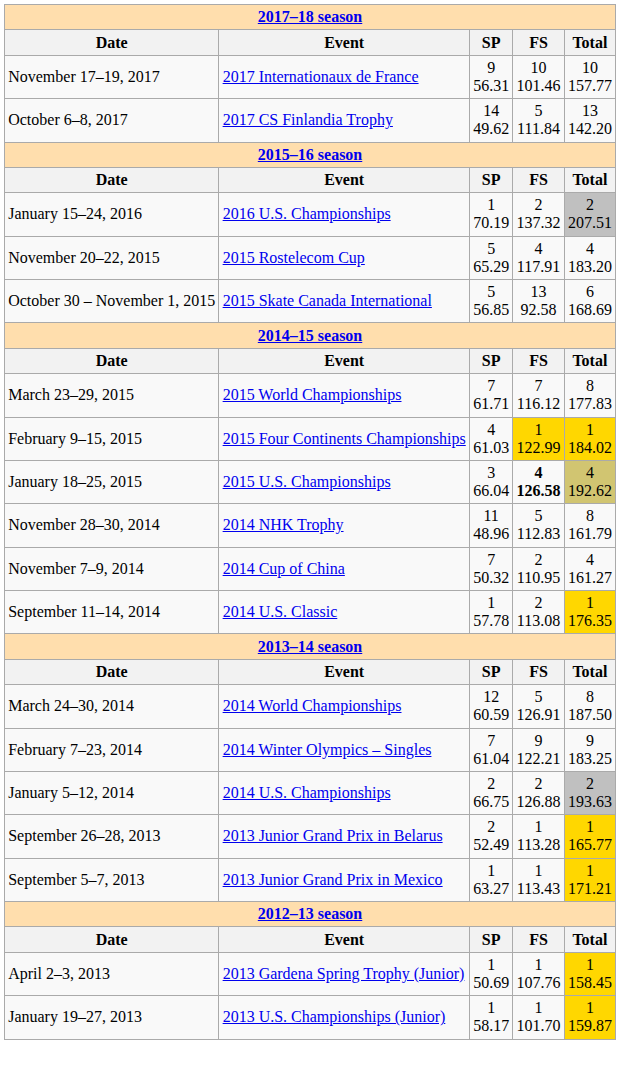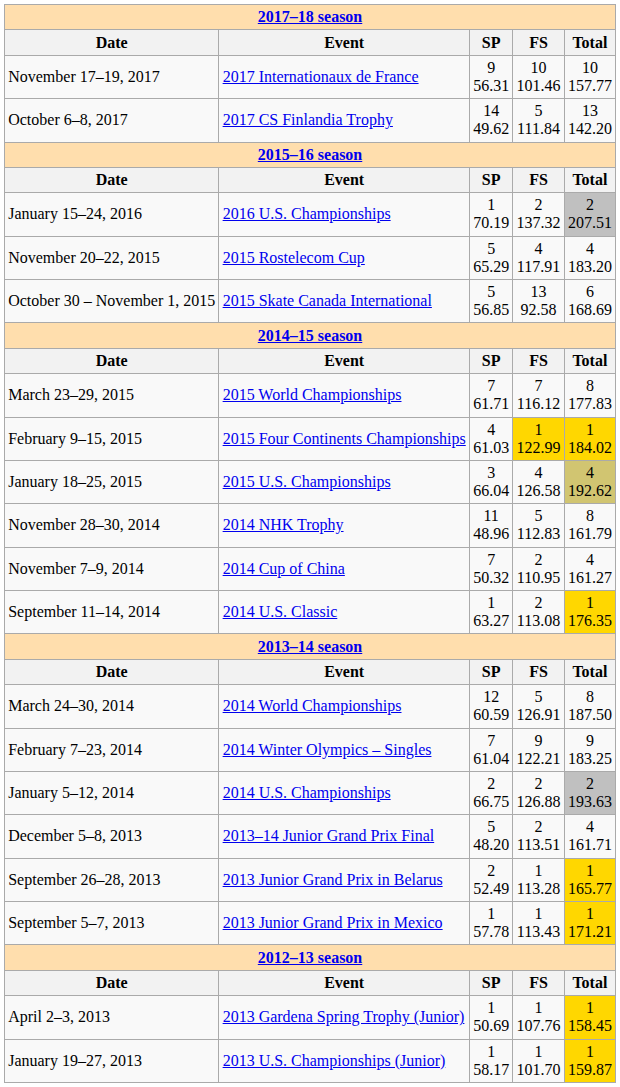(538, 482) bold -> (538, 482) normal
(491, 612) 1 57.78 -> (491, 612) 1 63.27
+ row: (75, 836)
(491, 879) 1 63.27 -> (491, 923) 1 57.78
